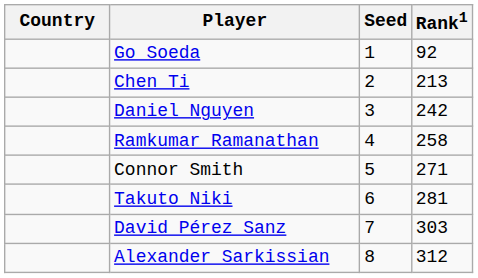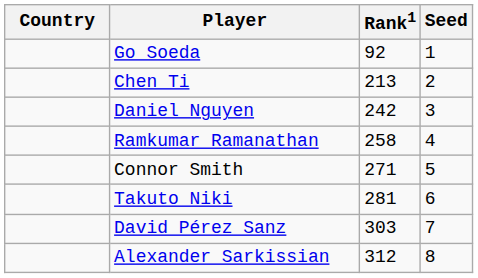columns swapped: (442, 22) <-> (386, 22)
